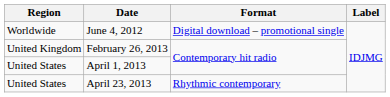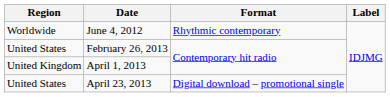(258, 30) Digital download – promotional single -> (227, 30) Rhythmic contemporary
(44, 48) United Kingdom -> (36, 48) United States
(36, 65) United States -> (44, 65) United Kingdom
(227, 83) Rhythmic contemporary -> (258, 83) Digital download – promotional single
